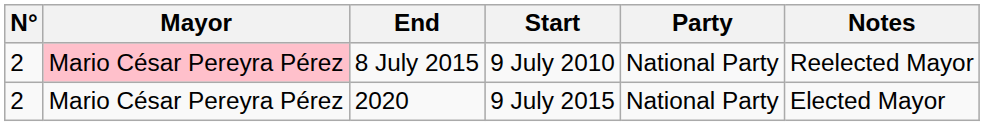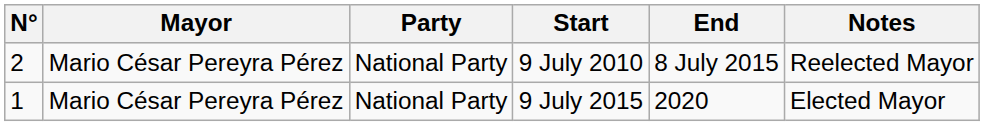columns swapped: (702, 23) <-> (417, 23)
(196, 62) pink background -> (196, 62) no background
(17, 100) 2 -> (17, 100) 1
